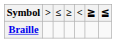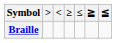columns swapped: (80, 13) <-> (59, 13)
